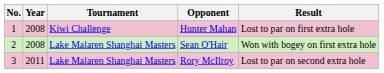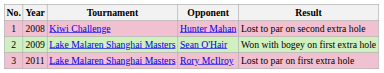(298, 28) Lost to par on first extra hole -> (303, 28) Lost to par on second extra hole
(35, 44) 2008 -> (35, 44) 2009
(303, 60) Lost to par on second extra hole -> (298, 60) Lost to par on first extra hole
